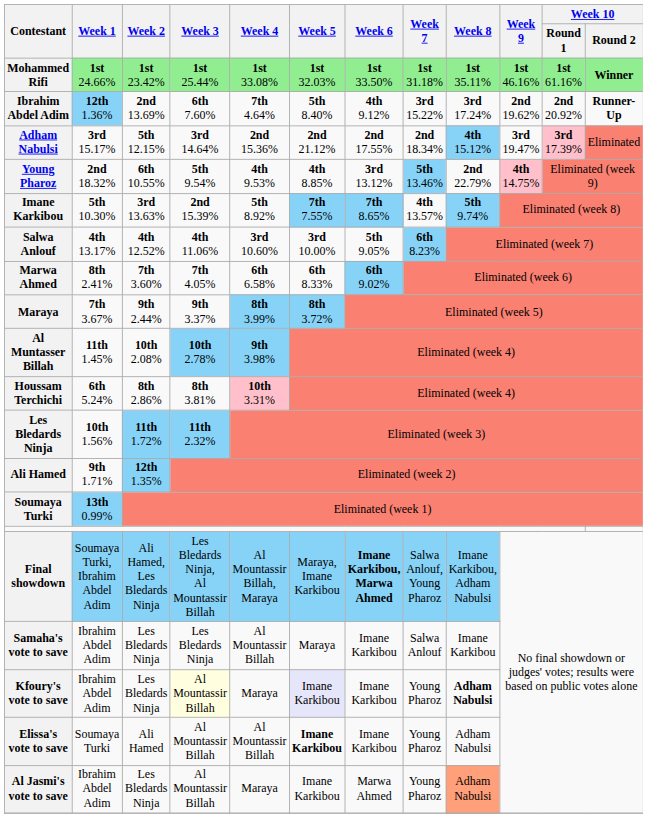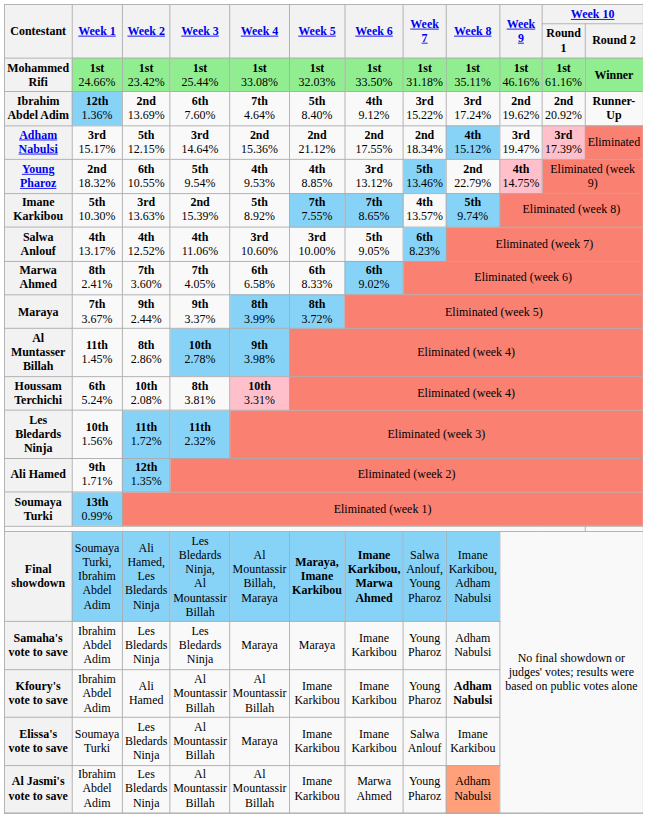(146, 352) 10th 2.08% -> (146, 352) 8th 2.86%
(146, 393) 8th 2.86% -> (146, 393) 10th 2.08%
(317, 576) normal -> (317, 576) bold
(260, 645) Al Mountassir Billah -> (260, 645) Maraya
(425, 645) Salwa Anlouf -> (425, 645) Young Pharoz
(473, 645) Imane Karkibou -> (473, 645) Adham Nabulsi
(146, 693) Les Bledards Ninja -> (146, 693) Ali Hamed
(200, 693) lightyellow background -> (200, 693) no background
(260, 693) Maraya -> (260, 693) Al Mountassir Billah
(317, 693) lavender background -> (317, 693) no background
(146, 741) Ali Hamed -> (146, 741) Les Bledards Ninja
(260, 741) Al Mountassir Billah -> (260, 741) Maraya
(317, 741) bold -> (317, 741) normal
(425, 741) Young Pharoz -> (425, 741) Salwa Anlouf
(473, 741) Adham Nabulsi -> (473, 741) Imane Karkibou
(260, 789) Maraya -> (260, 789) Al Mountassir Billah
